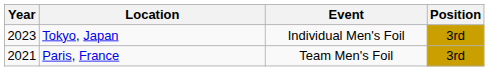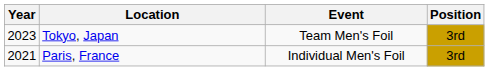(346, 35) Individual Men's Foil -> (346, 35) Team Men's Foil
(346, 55) Team Men's Foil -> (346, 55) Individual Men's Foil
